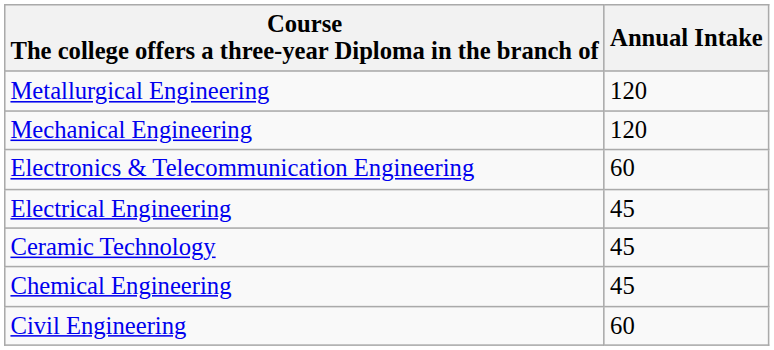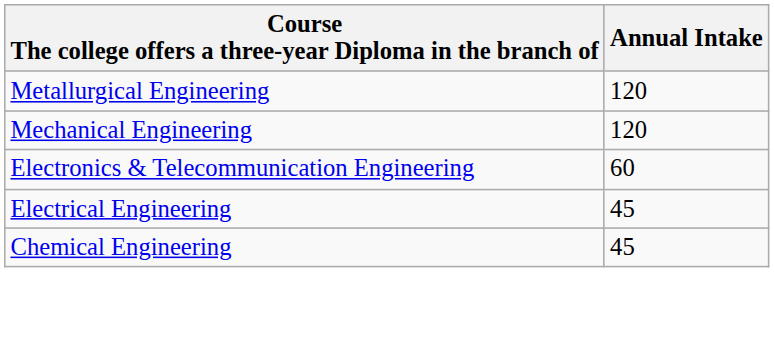- row: (113, 247)
- row: (98, 325)
